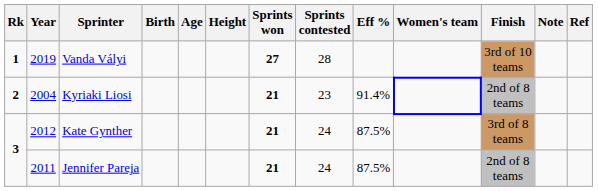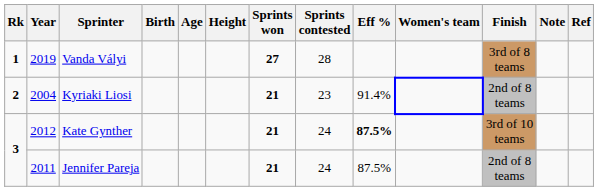(508, 58) 3rd of 10 teams -> (510, 58) 3rd of 8 teams
(373, 131) normal -> (374, 131) bold
(508, 131) 3rd of 8 teams -> (510, 131) 3rd of 10 teams
